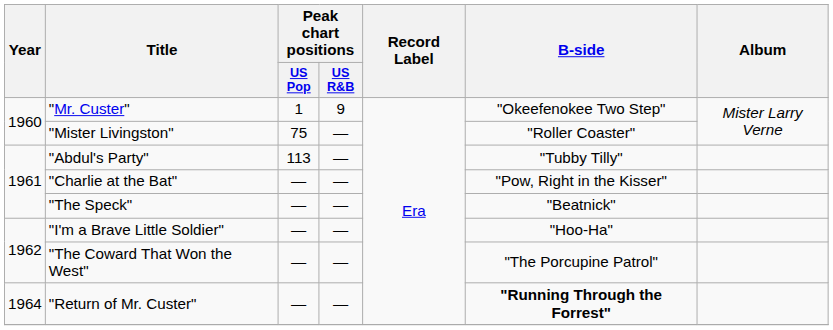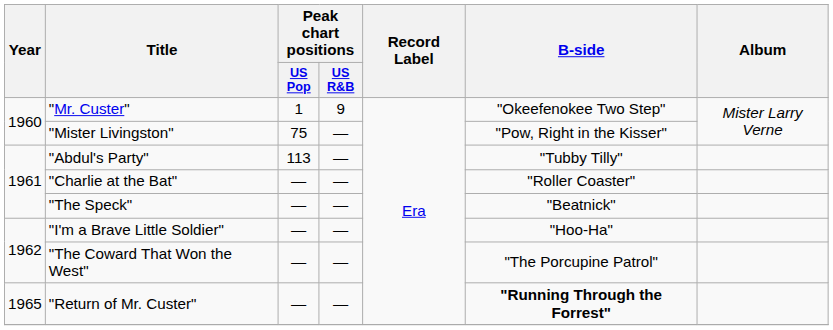(581, 133) "Roller Coaster" -> (581, 133) "Pow, Right in the Kisser"
(581, 181) "Pow, Right in the Kisser" -> (581, 181) "Roller Coaster"
(25, 303) 1964 -> (25, 303) 1965
